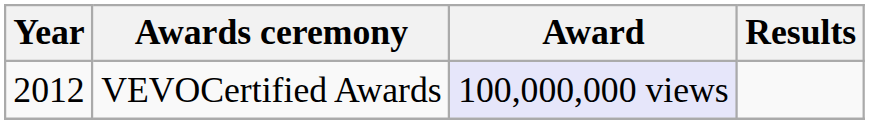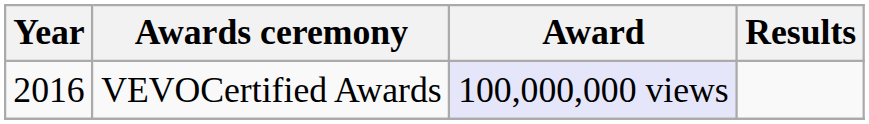(49, 89) 2012 -> (49, 89) 2016
